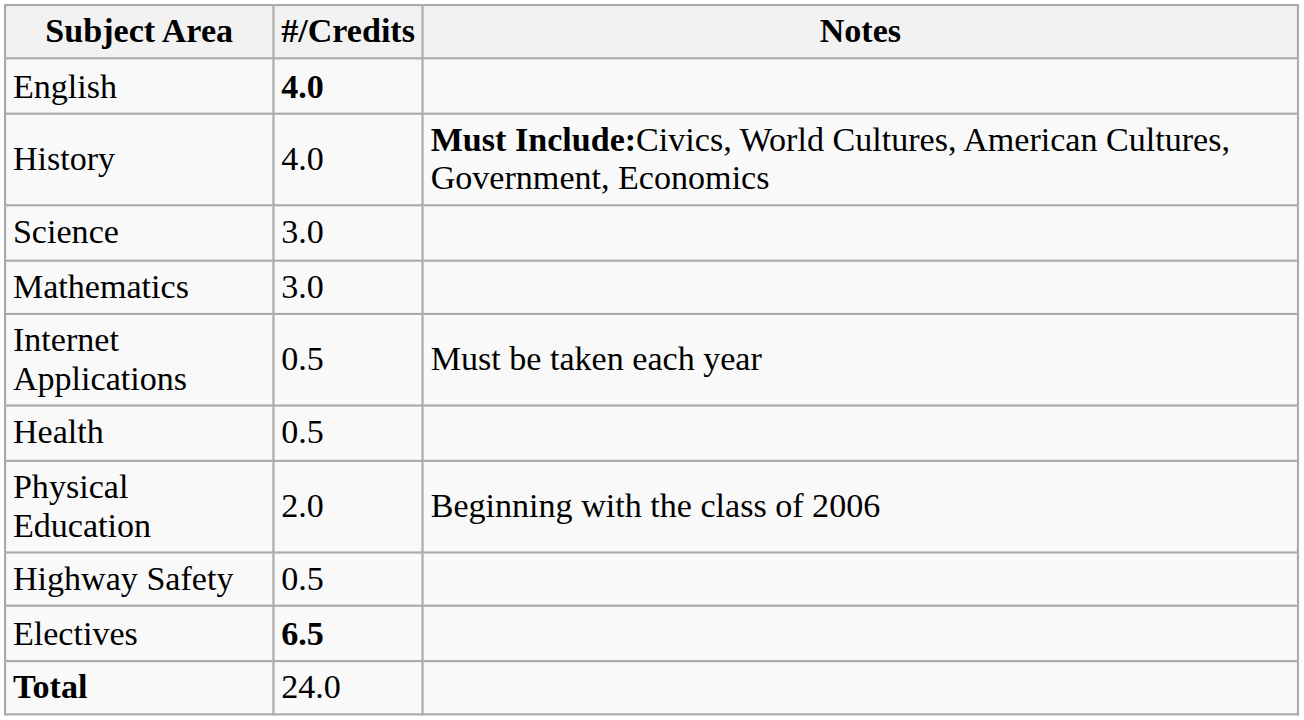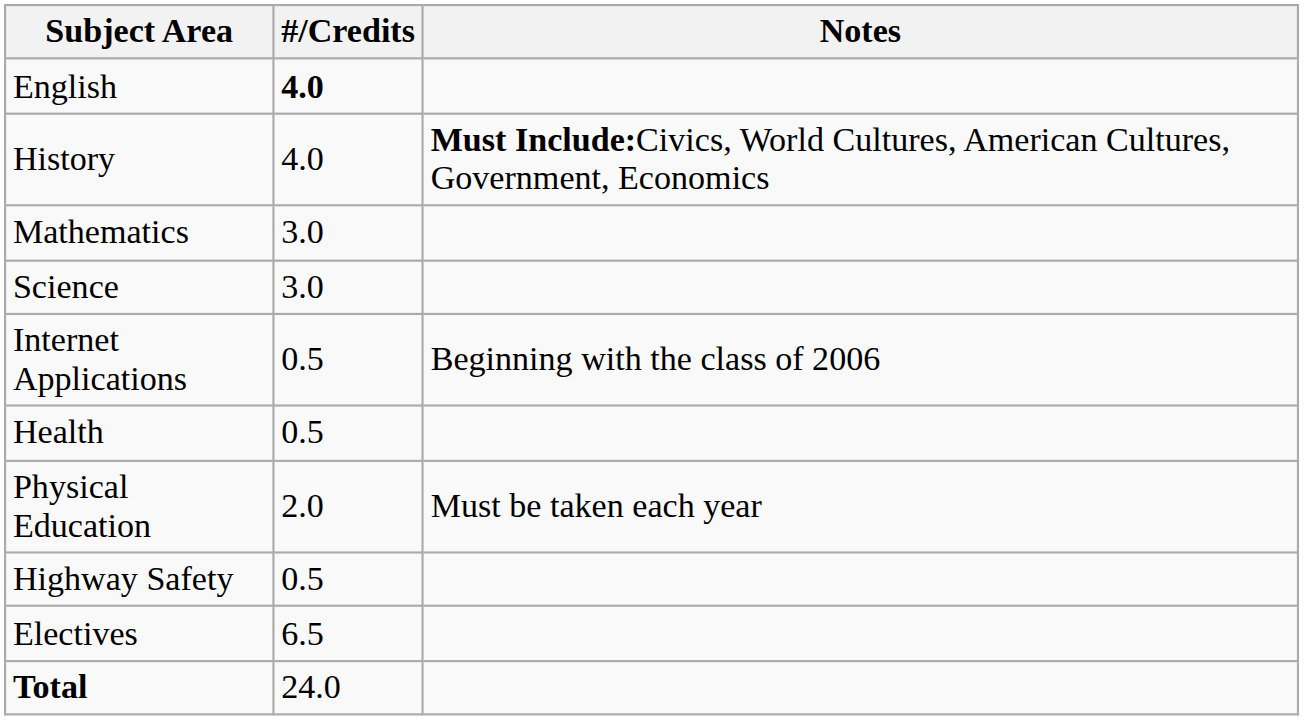rows swapped: (66, 232) <-> (101, 286)
(596, 359) Must be taken each year -> (655, 359) Beginning with the class of 2006
(655, 505) Beginning with the class of 2006 -> (596, 505) Must be taken each year
(302, 632) bold -> (302, 632) normal
